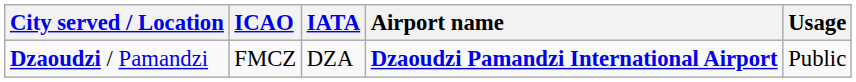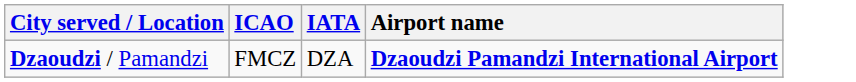- column: (817, 22)
